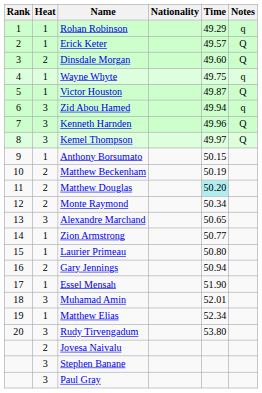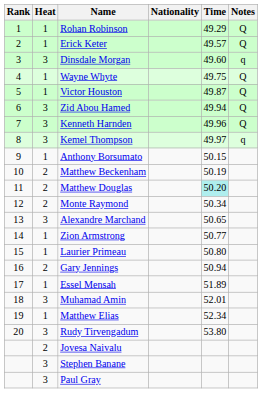(243, 28) q -> (243, 28) Q
(45, 60) 2 -> (45, 60) 3
(243, 60) Q -> (243, 60) q
(243, 76) q -> (243, 76) Q
(243, 108) q -> (243, 108) Q
(243, 140) Q -> (243, 140) q
(215, 284) 51.90 -> (215, 284) 51.89
